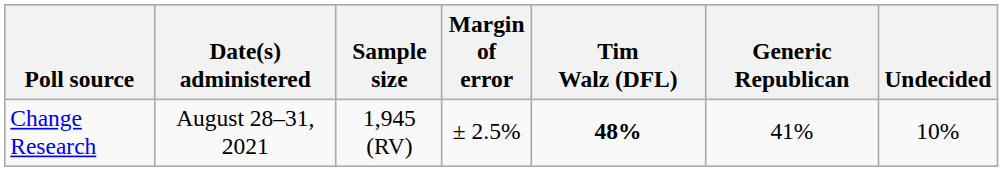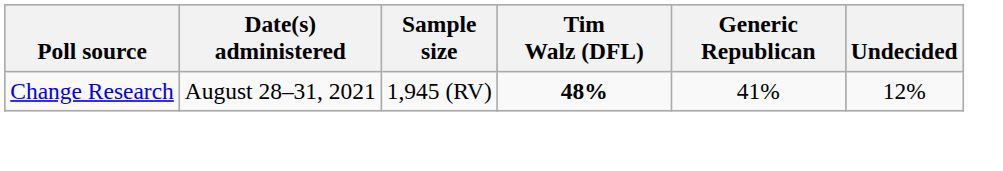- column: (487, 51)
(938, 132) 10% -> (904, 90) 12%
